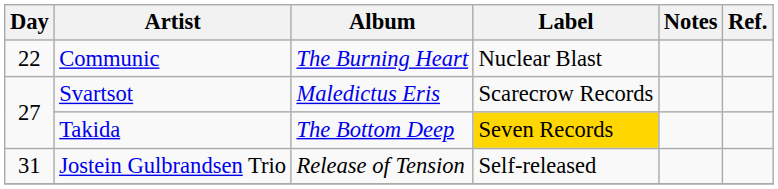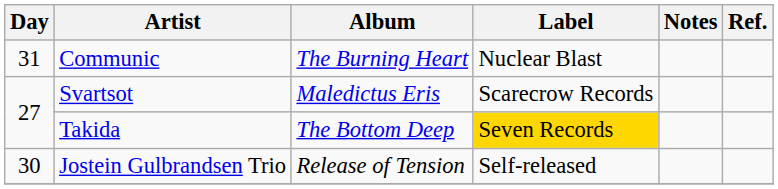(29, 58) 22 -> (29, 58) 31
(29, 165) 31 -> (29, 165) 30
